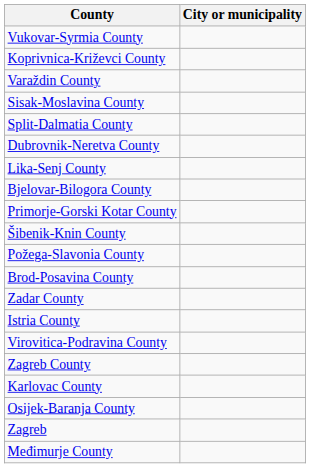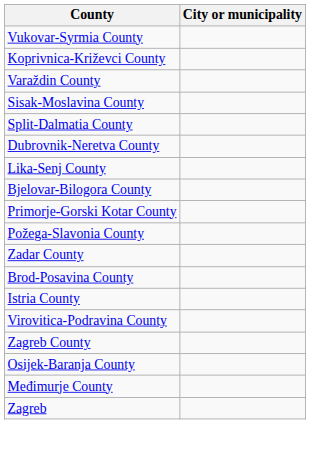- row: (67, 233)
rows swapped: (70, 277) <-> (46, 299)
- row: (55, 386)
rows swapped: (27, 430) <-> (60, 451)
